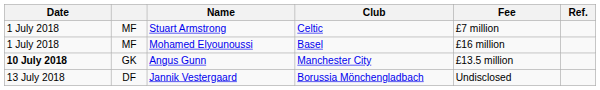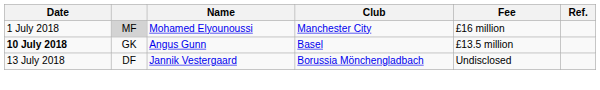- row: (188, 28)
(129, 45) no background -> (129, 28) lightgrey background
(310, 45) Basel -> (334, 28) Manchester City
(334, 61) Manchester City -> (310, 45) Basel
